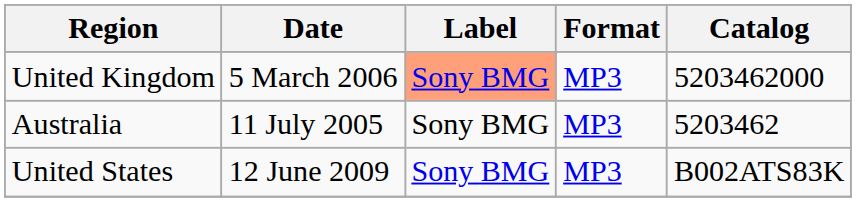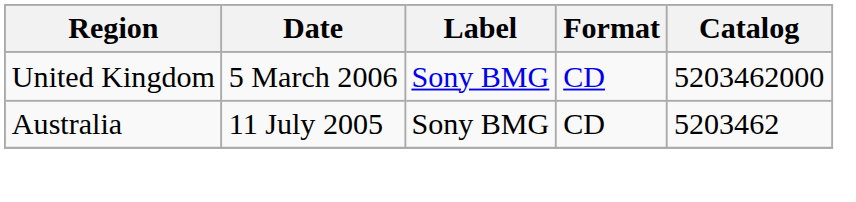(480, 76) lightsalmon background -> (480, 76) no background
(592, 76) MP3 -> (584, 76) CD
(592, 123) MP3 -> (584, 123) CD
- row: (92, 171)
